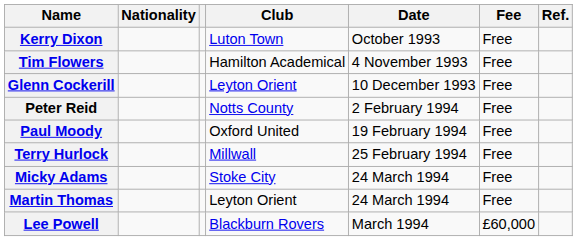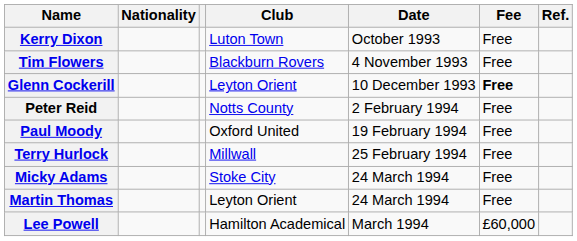(277, 62) Hamilton Academical -> (267, 62) Blackburn Rovers
(497, 85) normal -> (498, 85) bold
(267, 223) Blackburn Rovers -> (277, 223) Hamilton Academical
